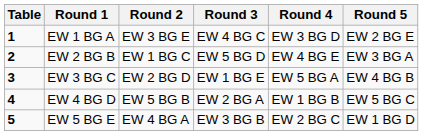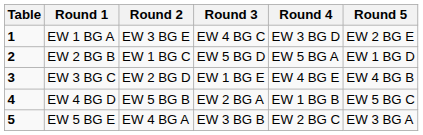(306, 57) EW 4 BG E -> (305, 57) EW 5 BG A
(380, 57) EW 3 BG A -> (381, 57) EW 1 BG D
(305, 78) EW 5 BG A -> (306, 78) EW 4 BG E
(381, 120) EW 1 BG D -> (380, 120) EW 3 BG A
